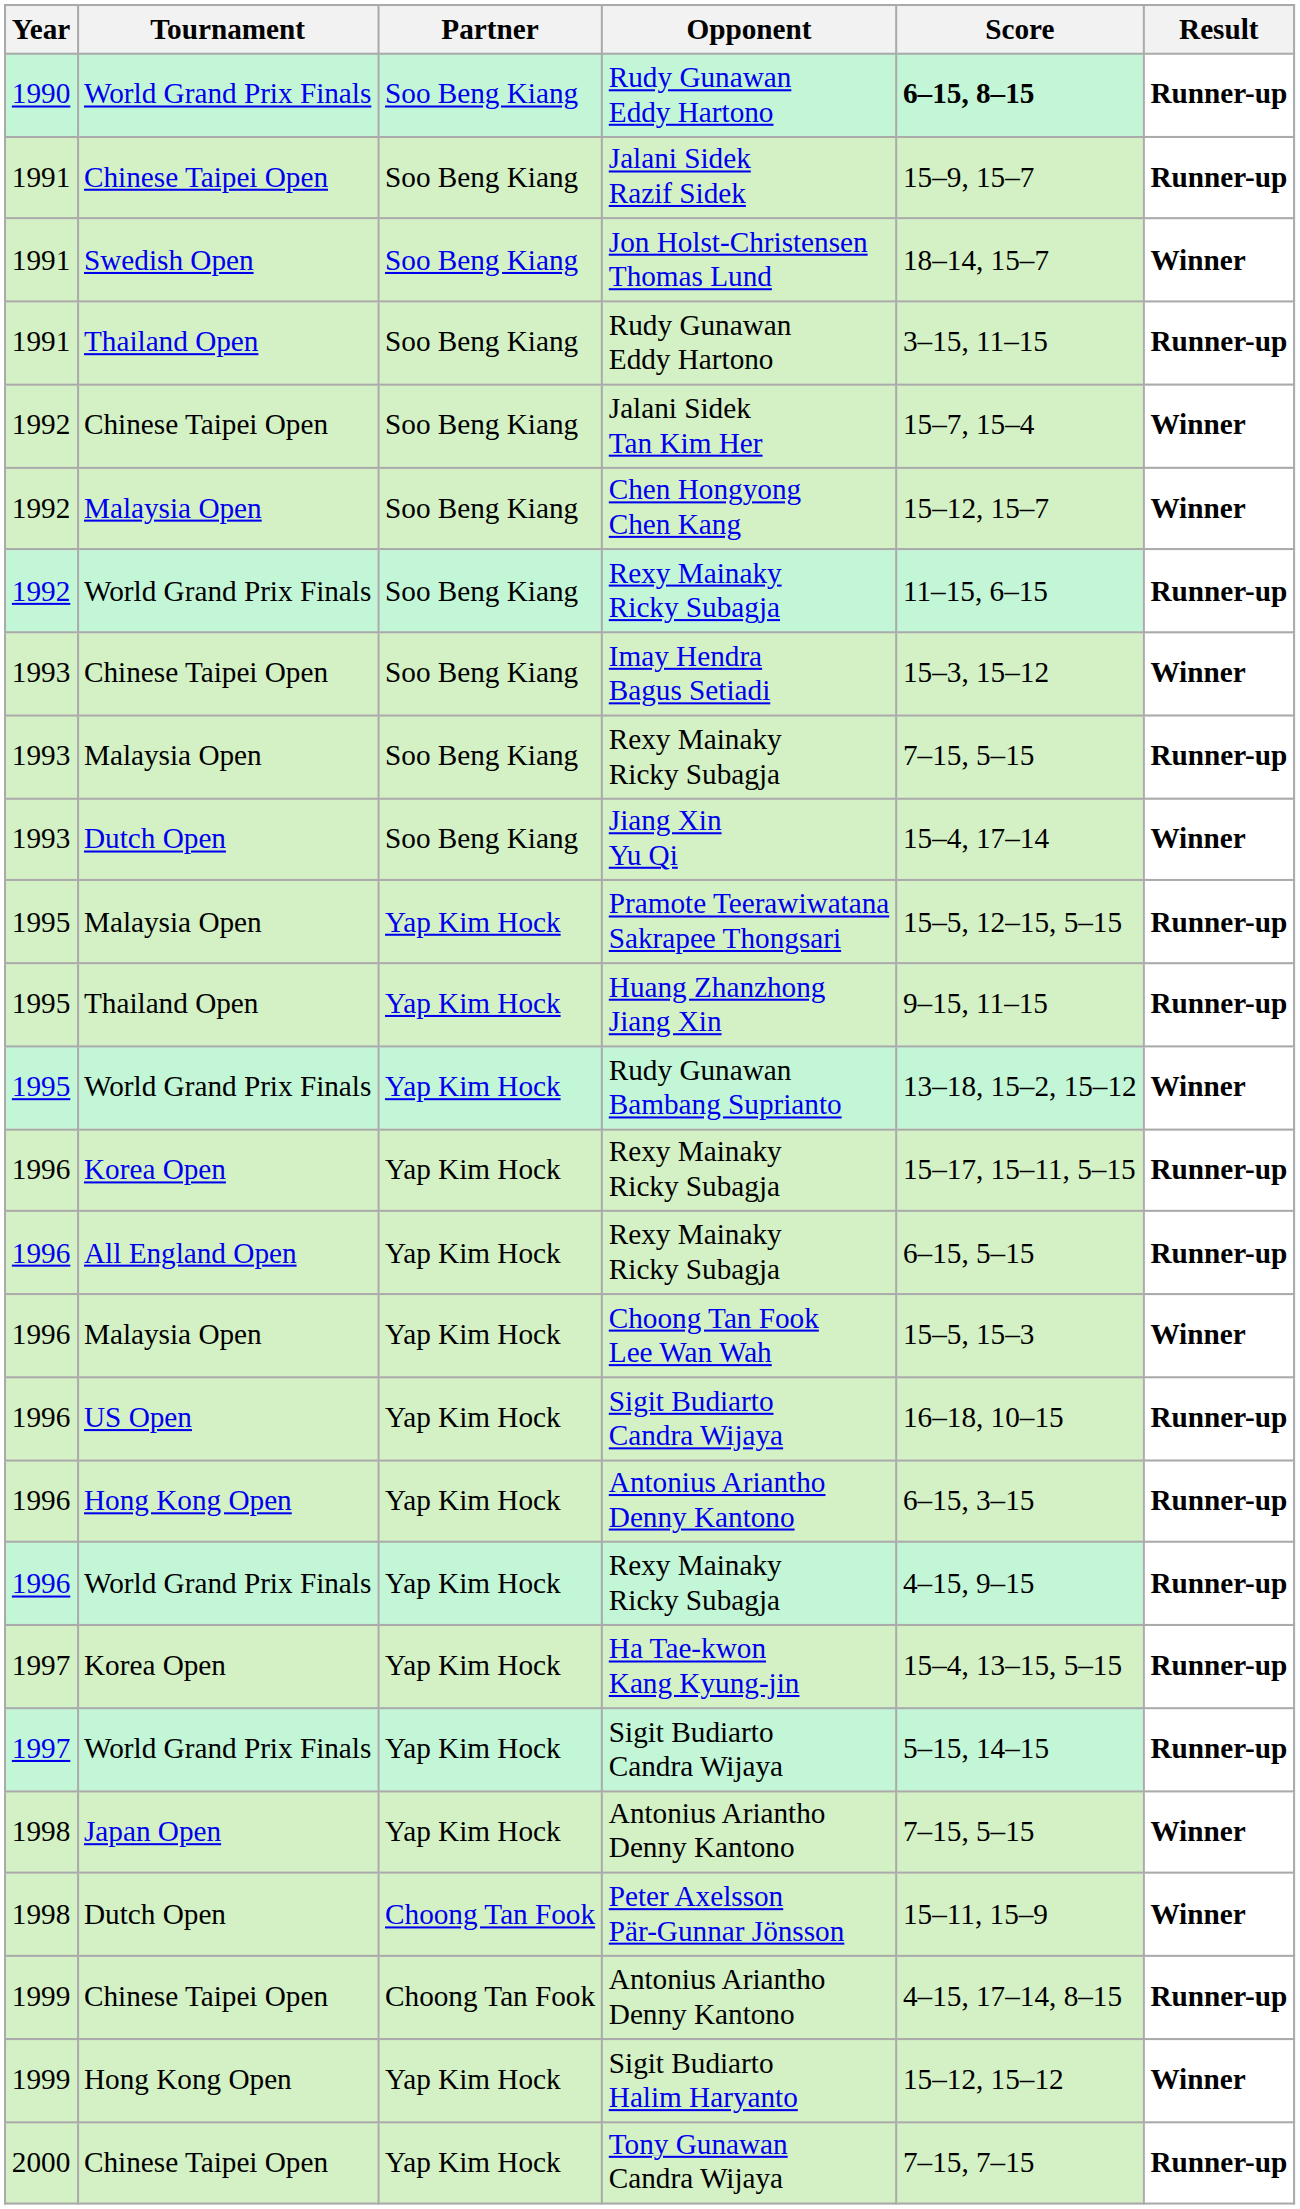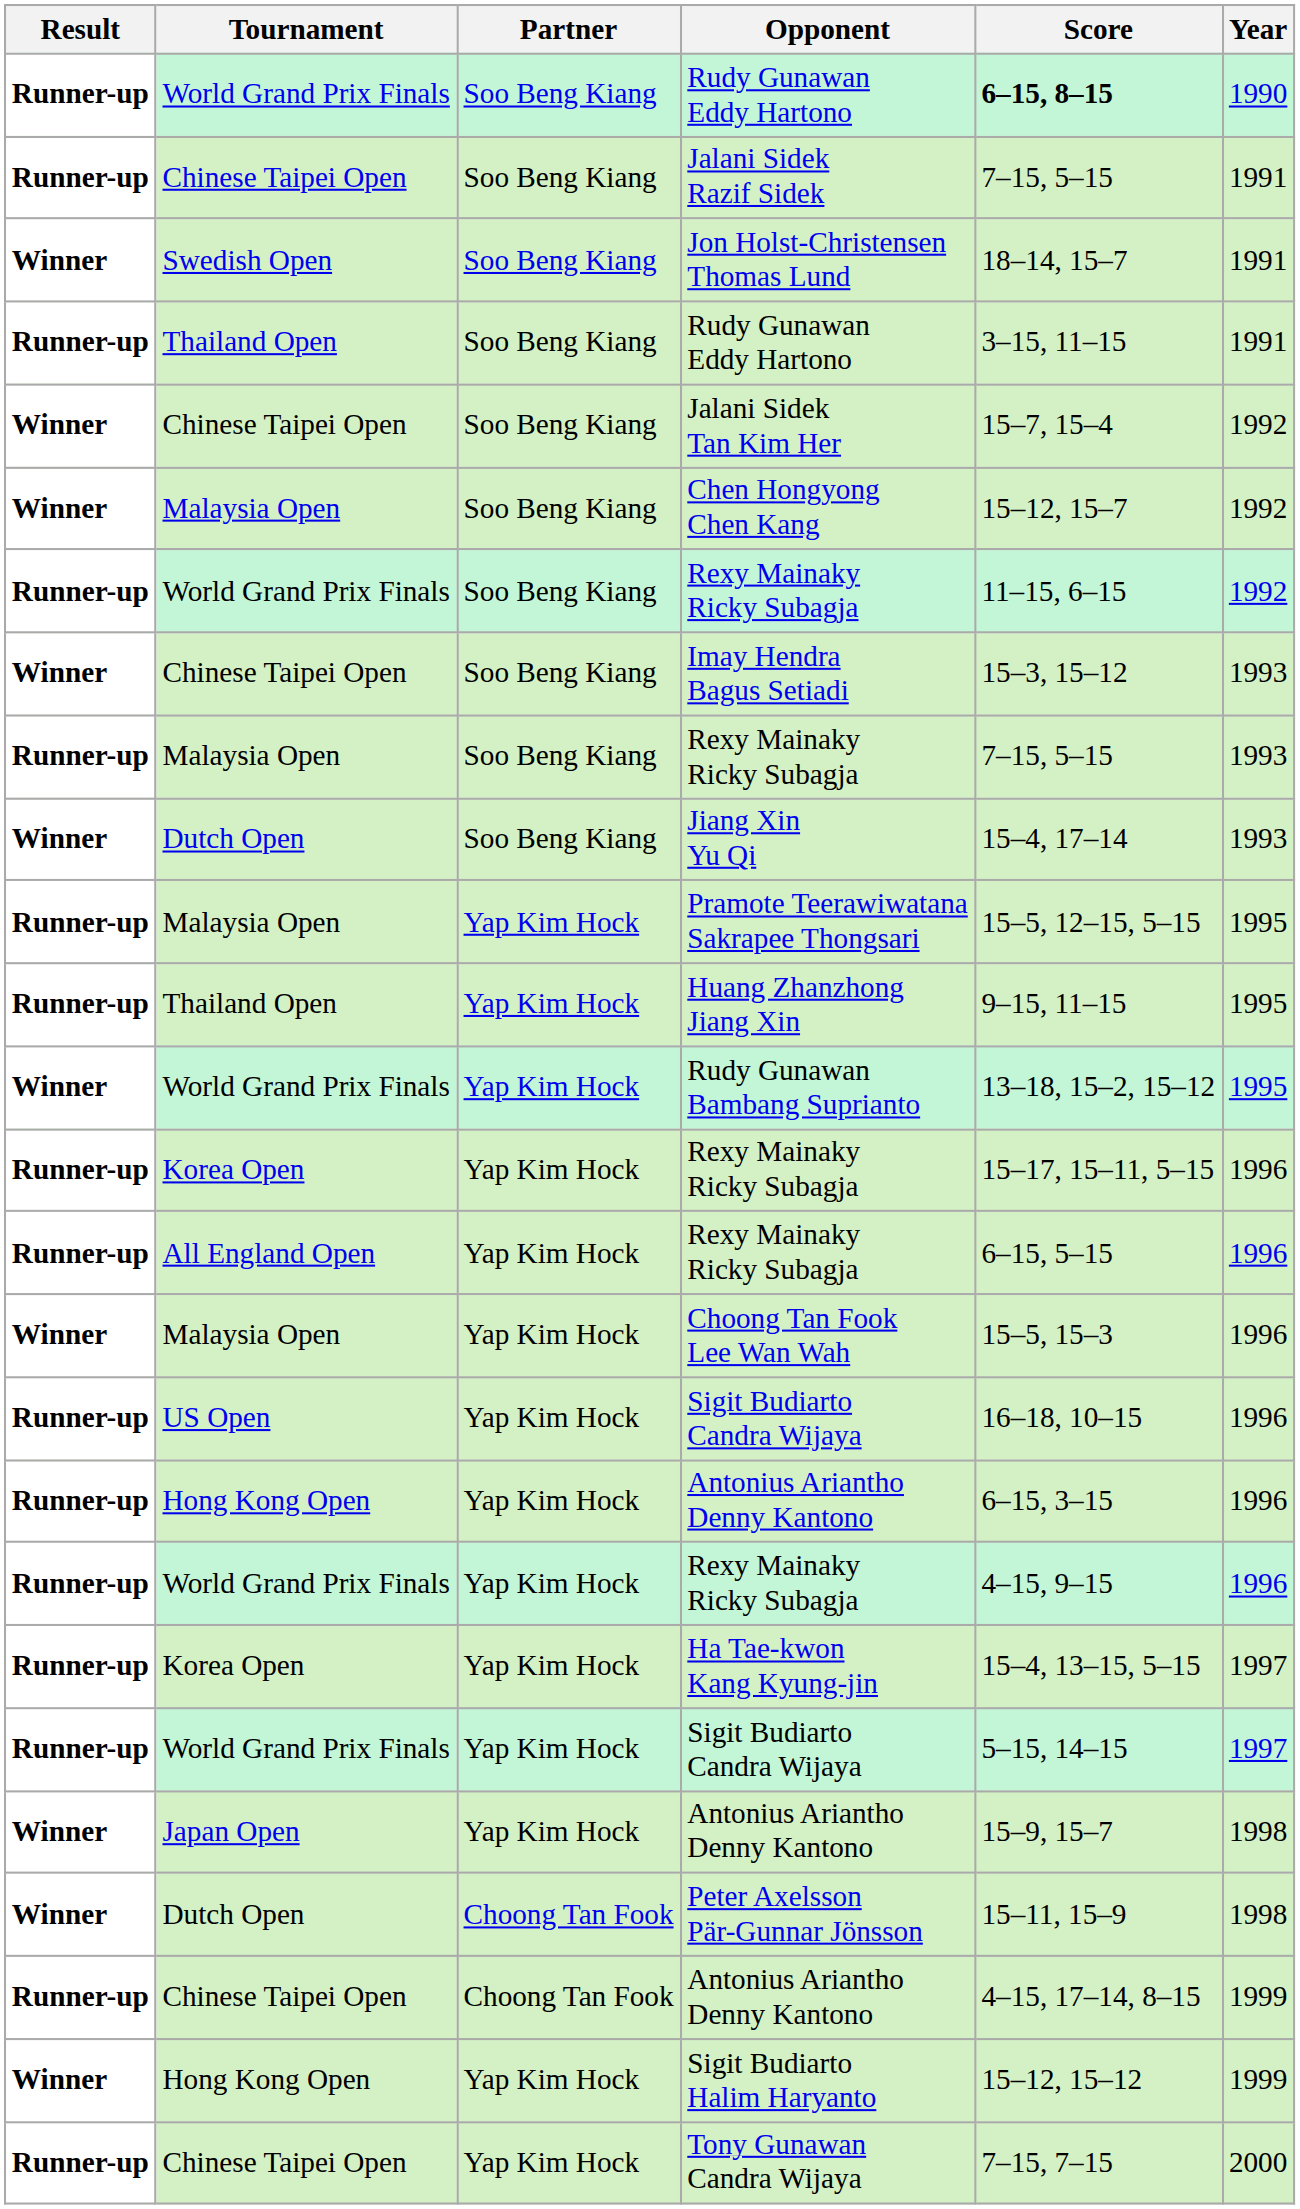columns swapped: (41, 28) <-> (1219, 28)
(969, 177) 15–9, 15–7 -> (1047, 177) 7–15, 5–15
(969, 1831) 7–15, 5–15 -> (1047, 1831) 15–9, 15–7
